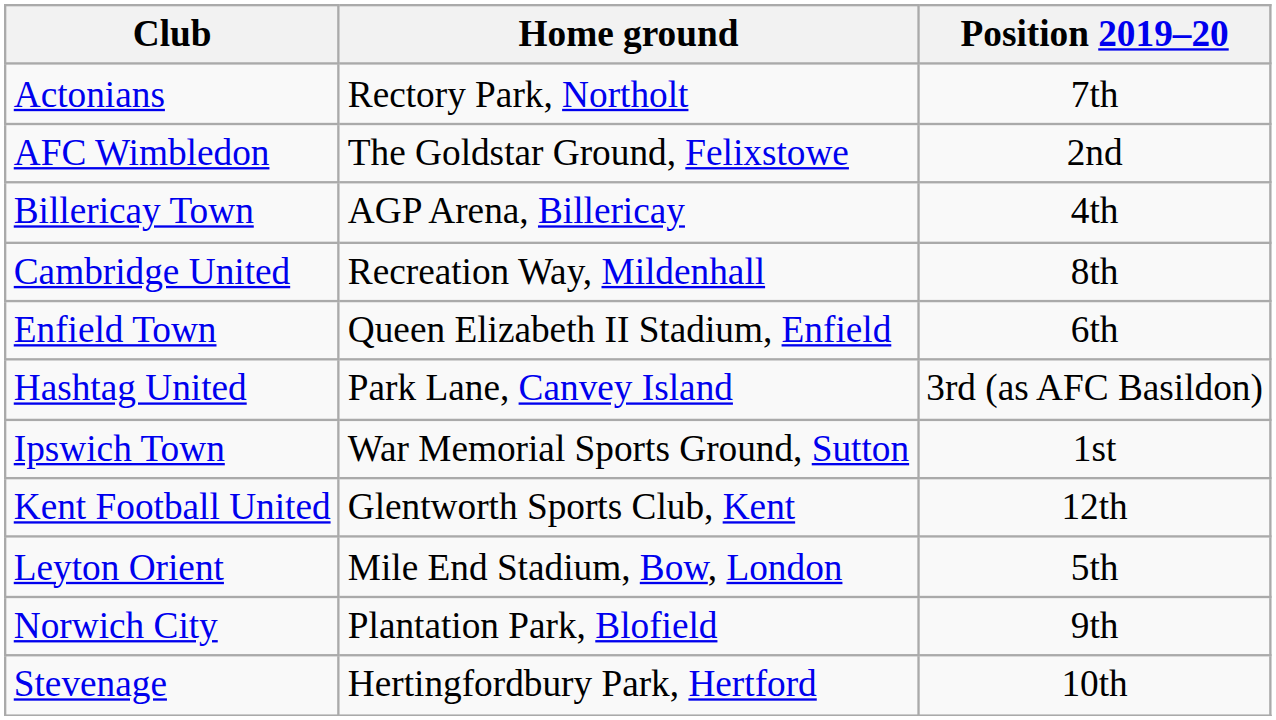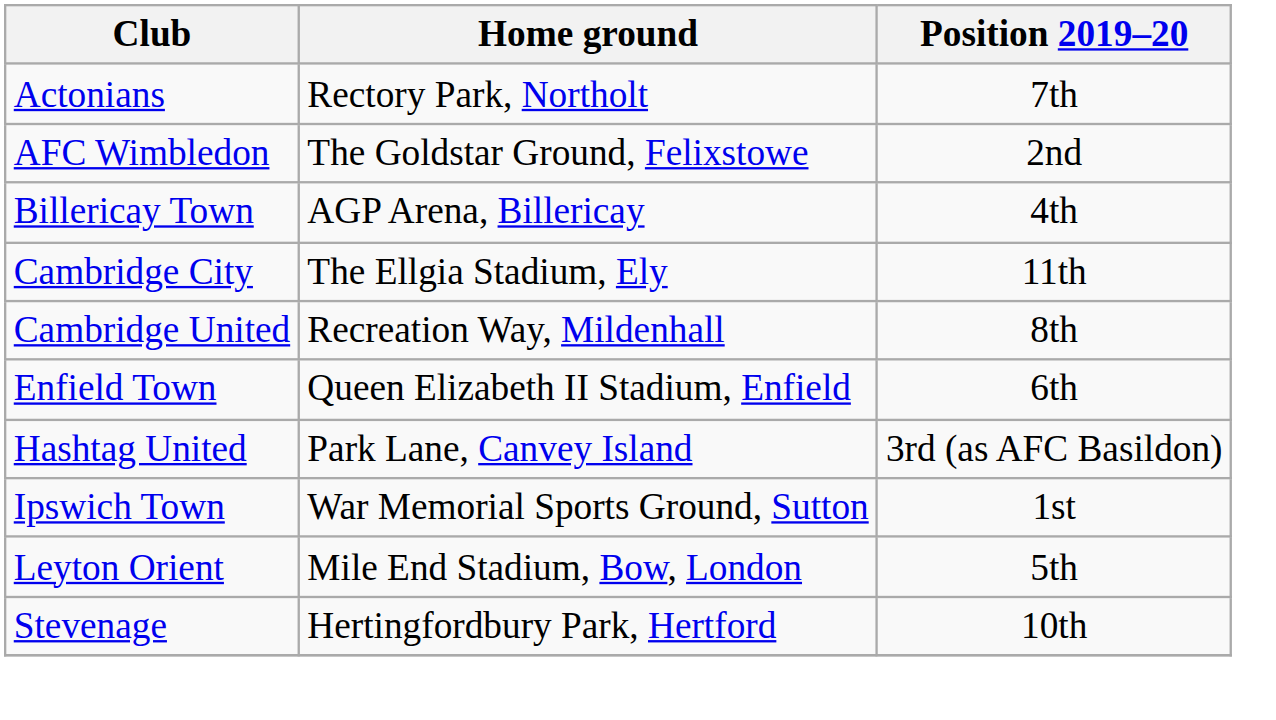+ row: (133, 270)
- row: (172, 507)
- row: (116, 625)
